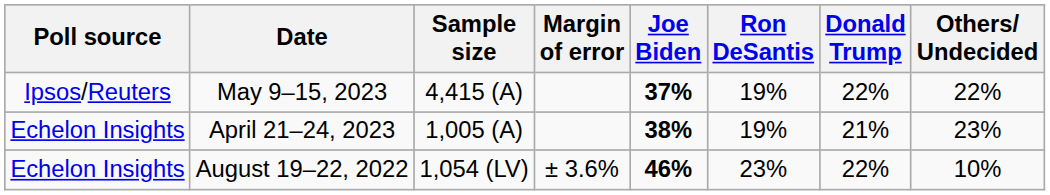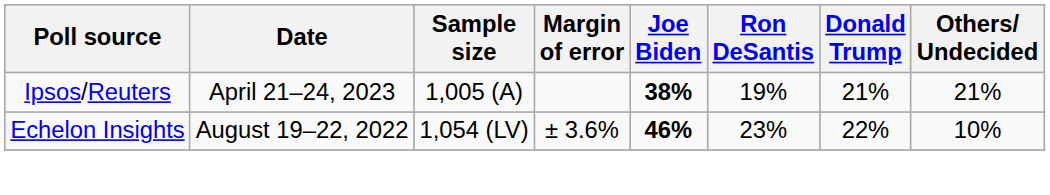- row: (302, 91)
(98, 130) Echelon Insights -> (98, 91) Ipsos/Reuters
(978, 130) 23% -> (978, 91) 21%
